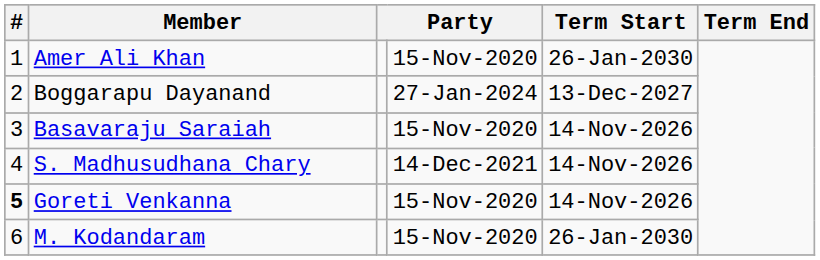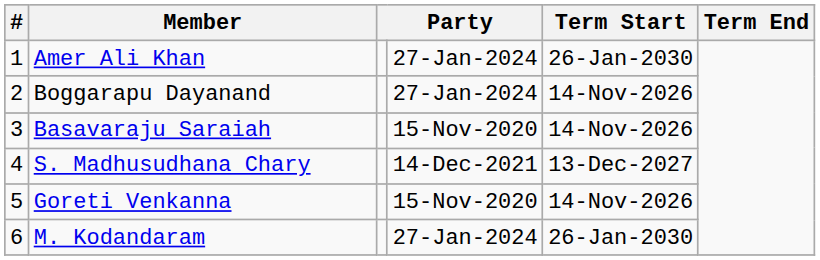(465, 59) 15-Nov-2020 -> (465, 59) 27-Jan-2024
(621, 94) 13-Dec-2027 -> (621, 94) 14-Nov-2026
(621, 166) 14-Nov-2026 -> (621, 166) 13-Dec-2027
(17, 202) bold -> (17, 202) normal
(465, 238) 15-Nov-2020 -> (465, 238) 27-Jan-2024
